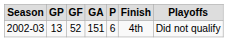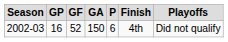(56, 28) 13 -> (56, 28) 16
(96, 28) 151 -> (96, 28) 150
